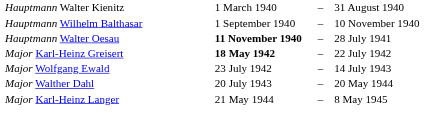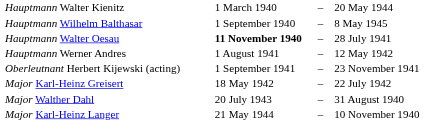(369, 8) 31 August 1940 -> (364, 8) 20 May 1944
(377, 23) 10 November 1940 -> (361, 23) 8 May 1945
+ row: (66, 53)
+ row: (93, 68)
(245, 53) bold -> (244, 84) normal
- row: (57, 68)
(364, 84) 20 May 1944 -> (369, 99) 31 August 1940
(361, 99) 8 May 1945 -> (377, 114) 10 November 1940
